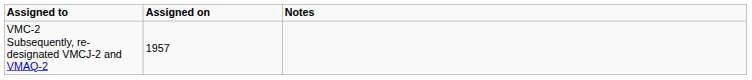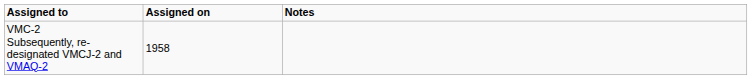(158, 48) 1957 -> (158, 48) 1958
